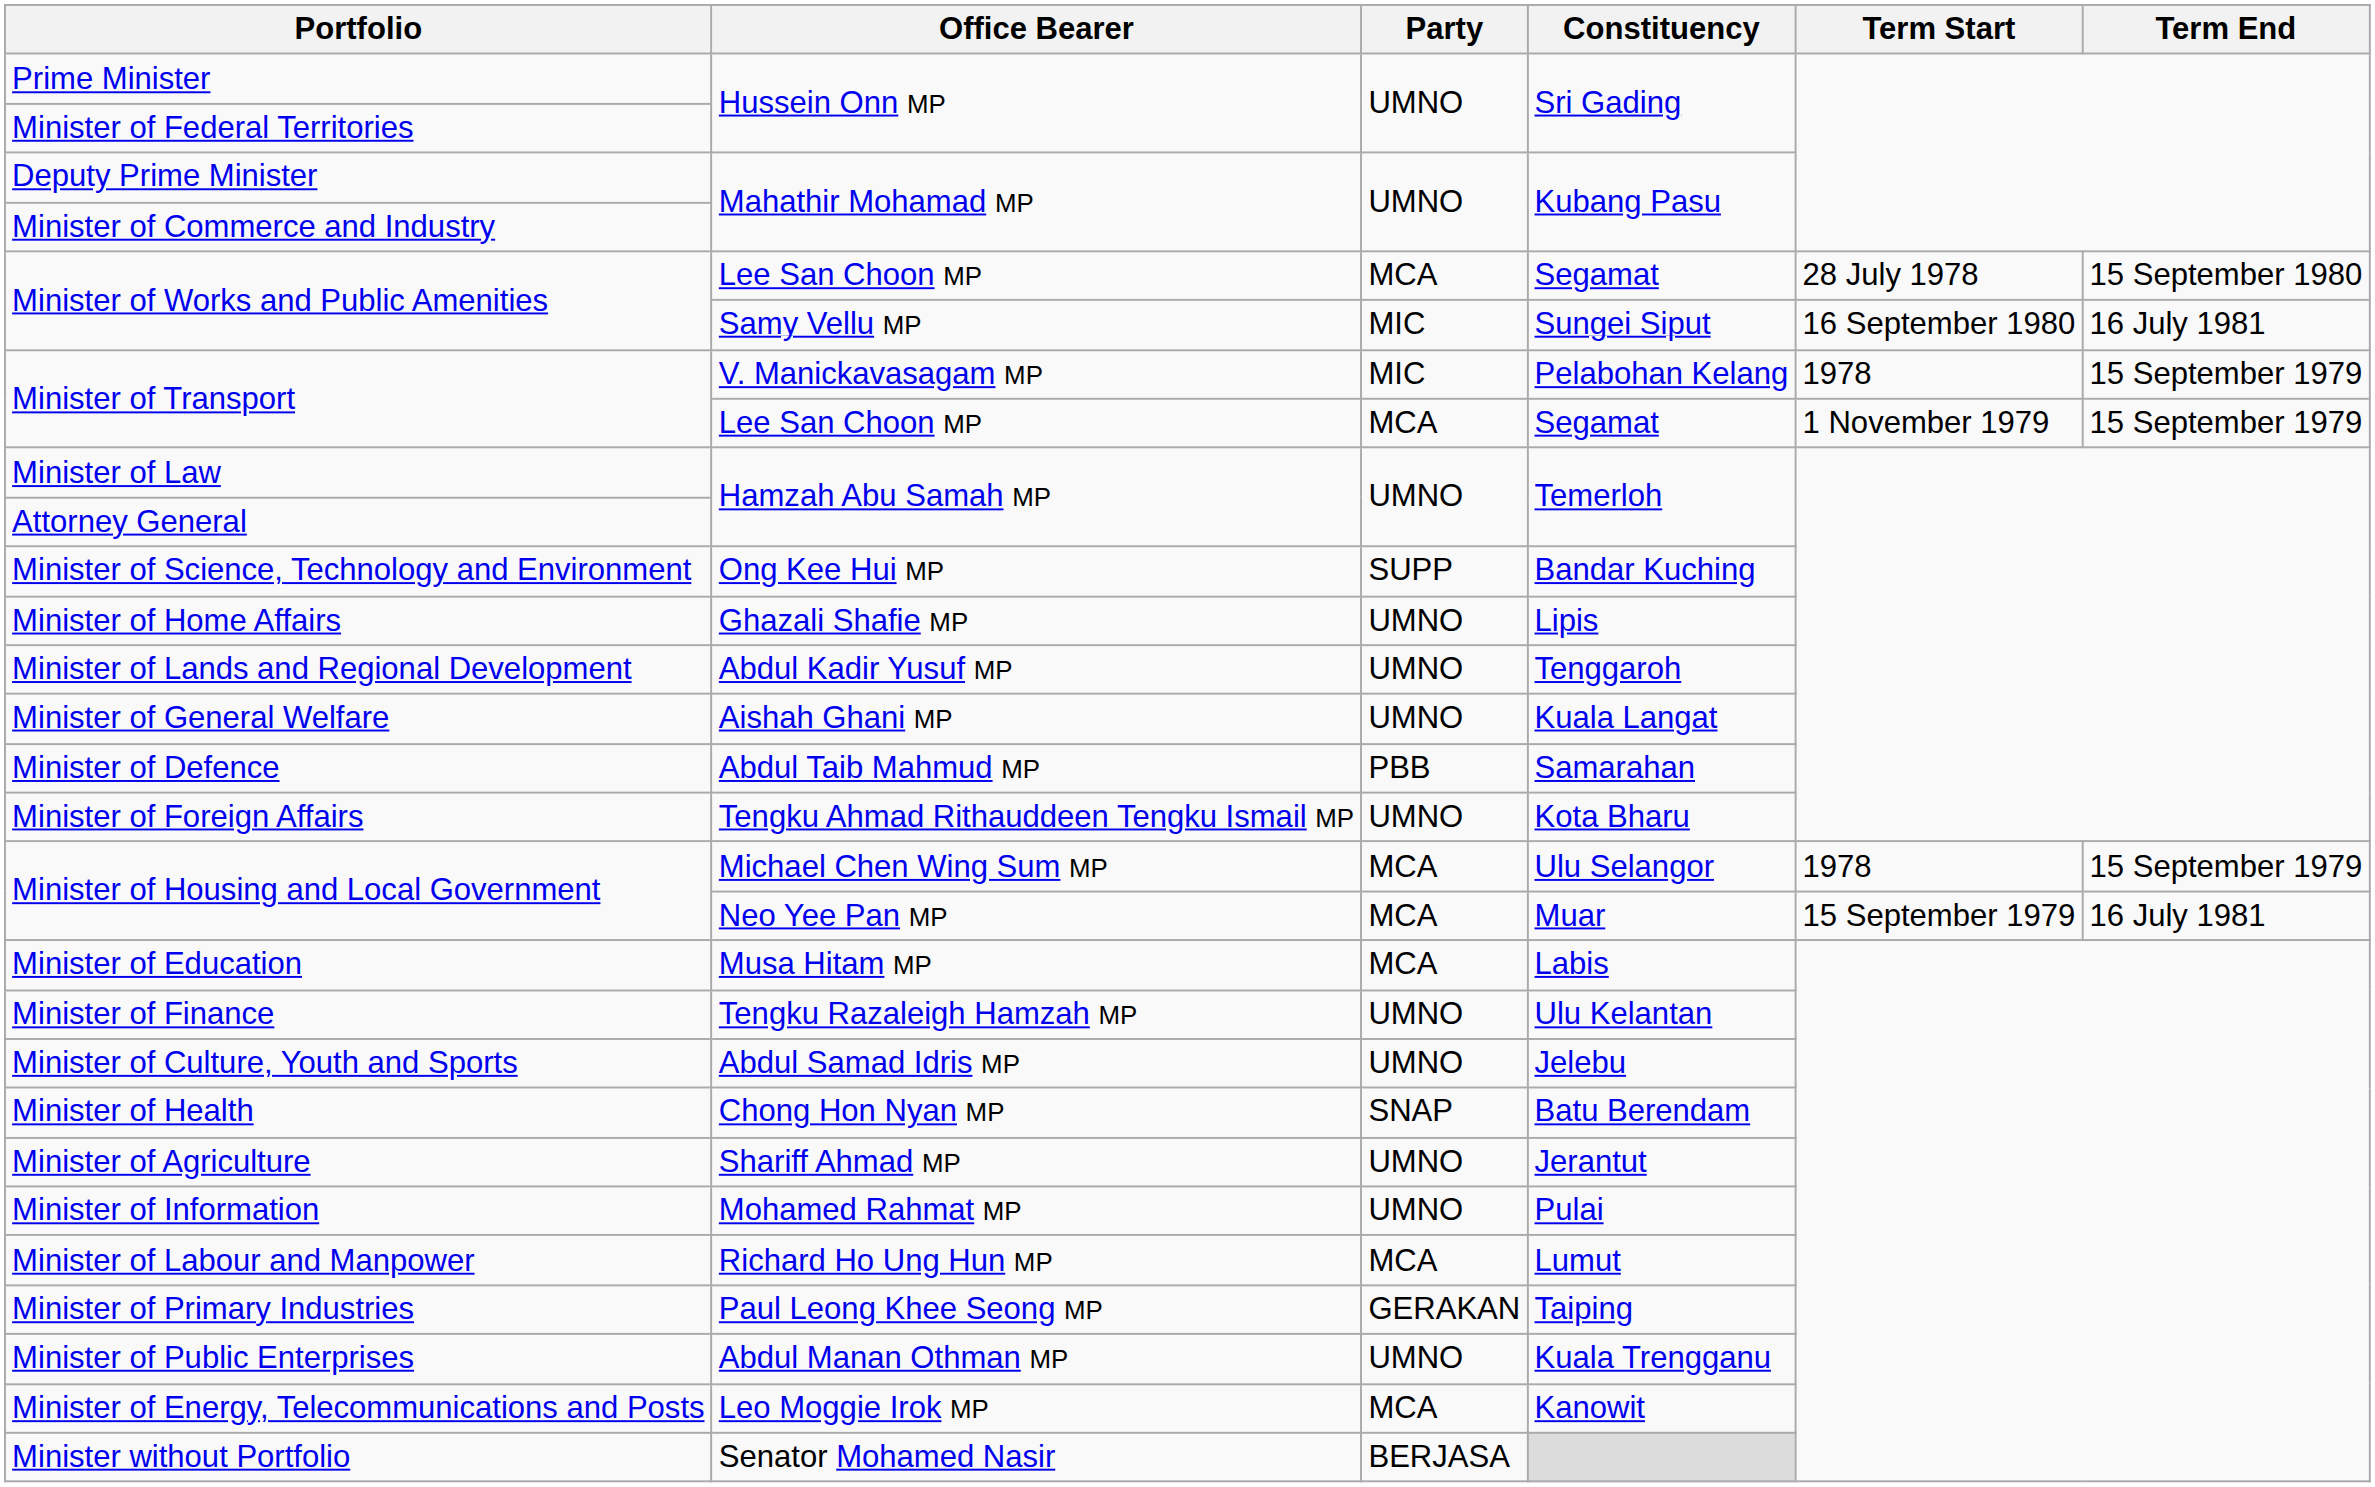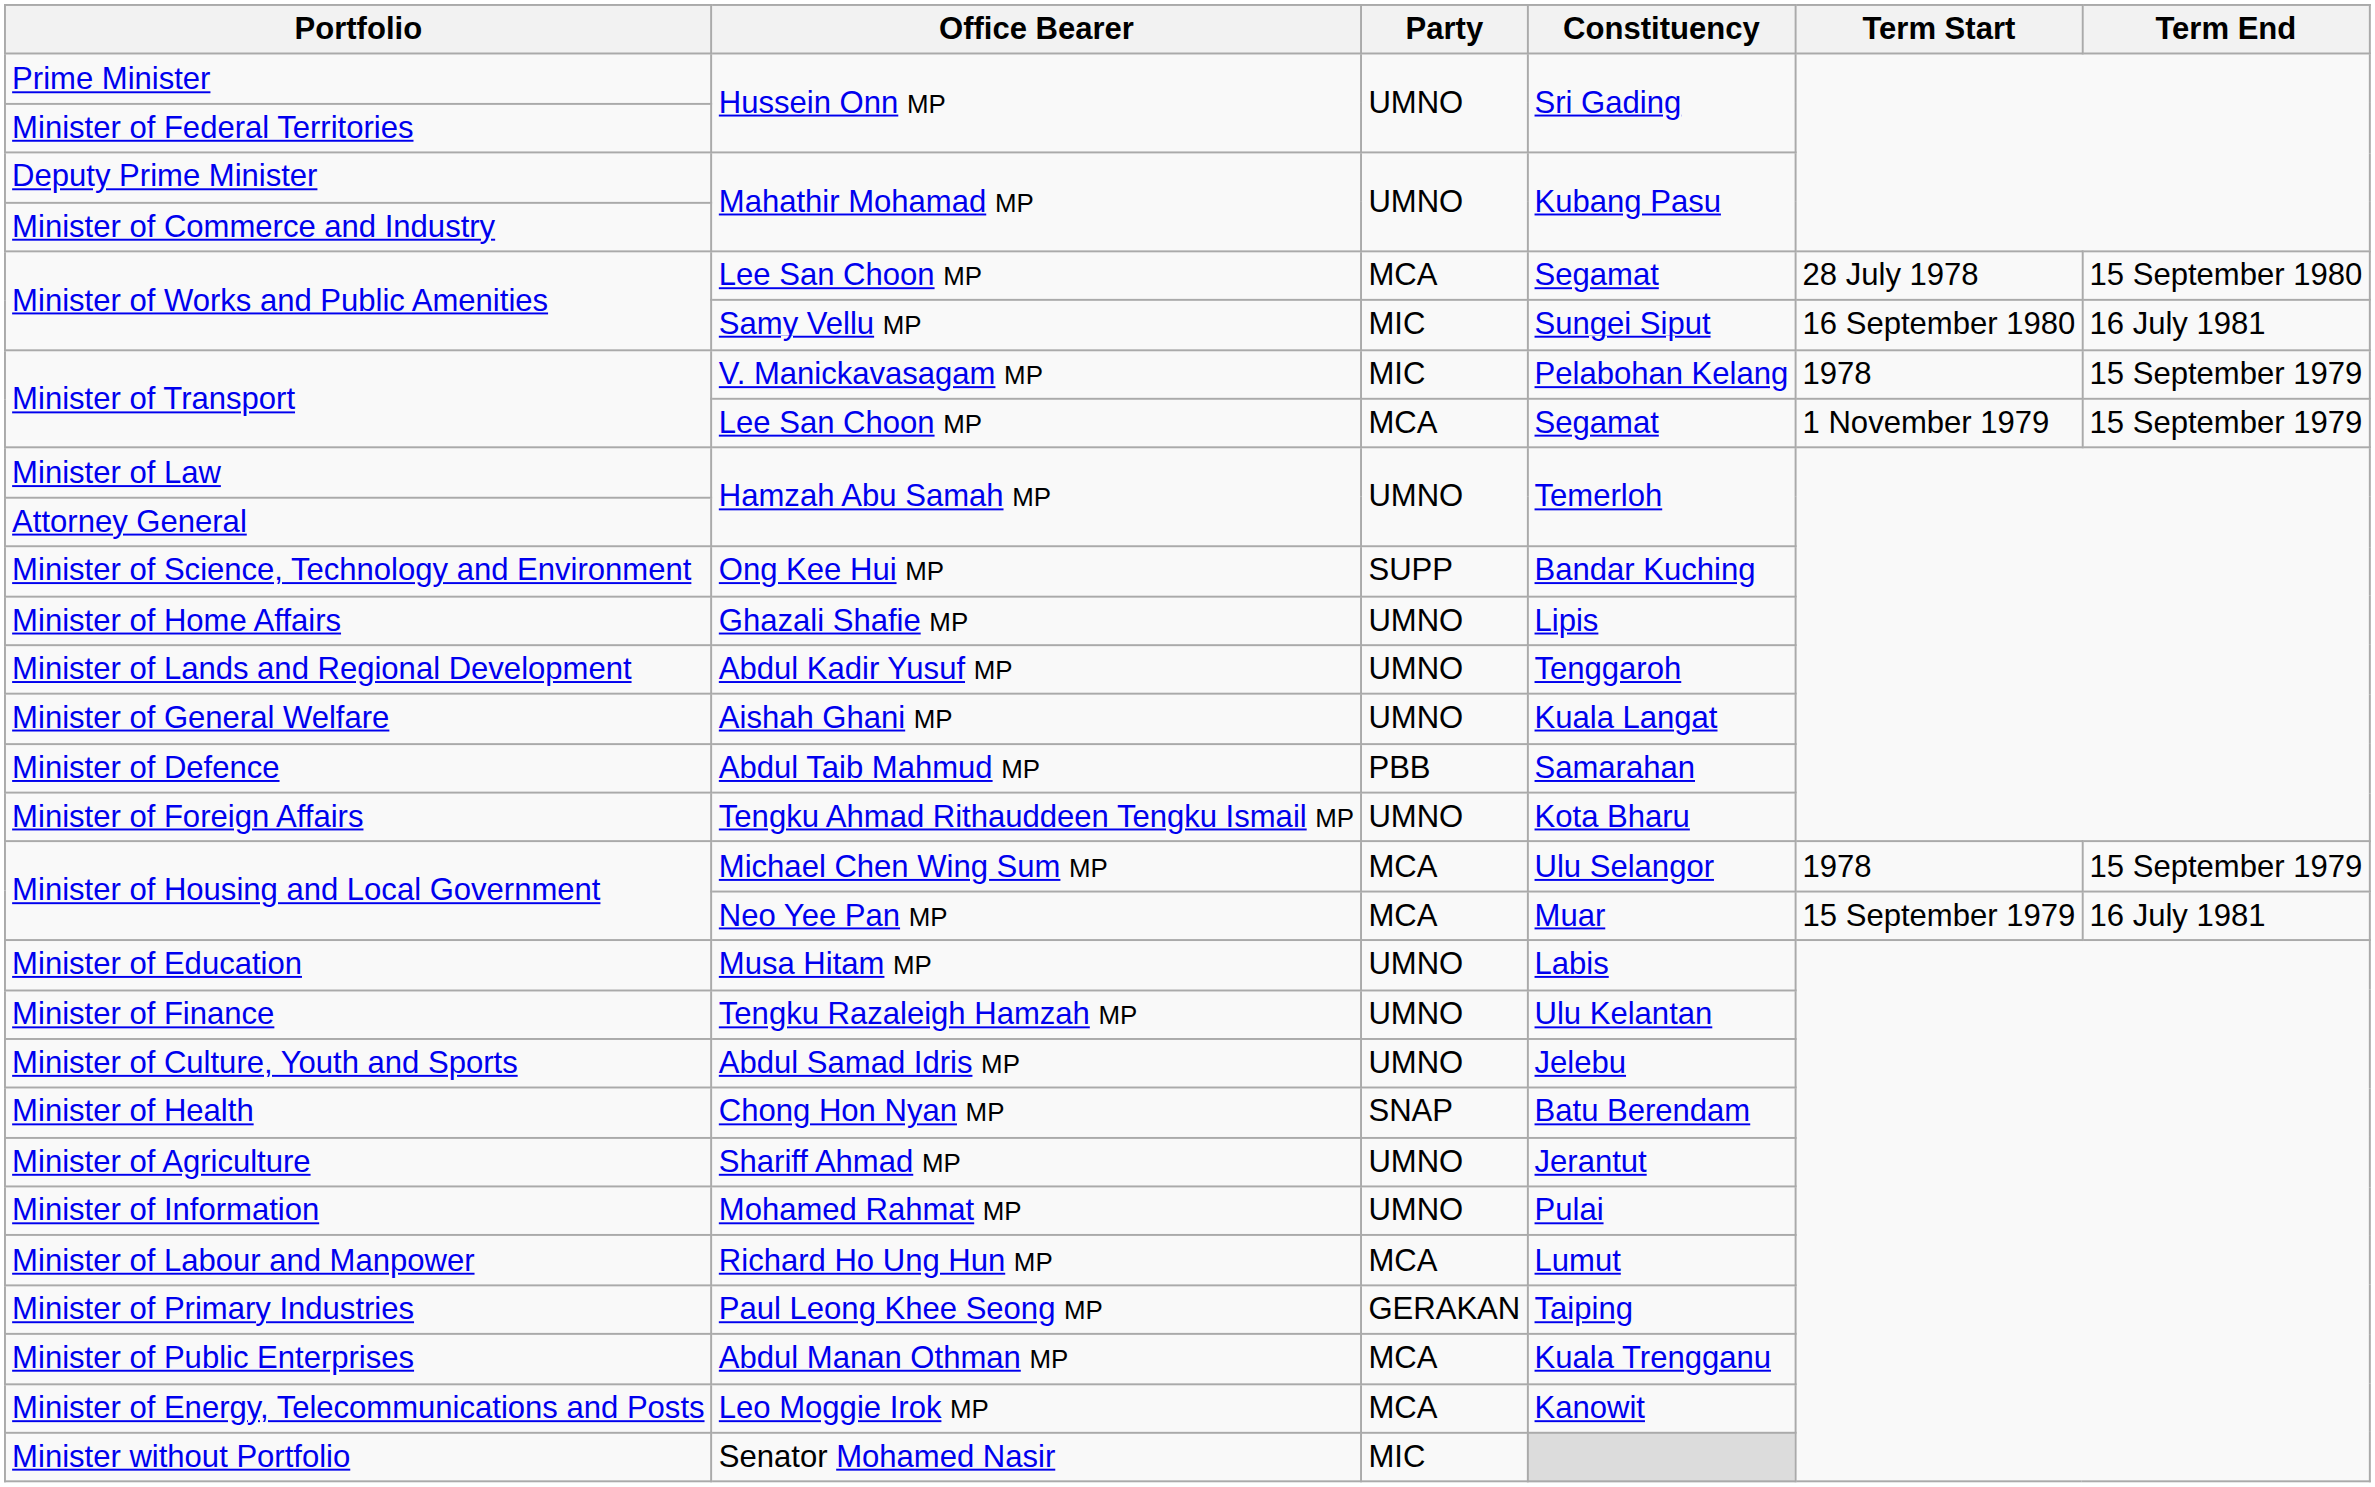(1403, 964) MCA -> (1416, 964) UMNO
(1416, 1358) UMNO -> (1403, 1358) MCA
(1439, 1456) BERJASA -> (1397, 1456) MIC
